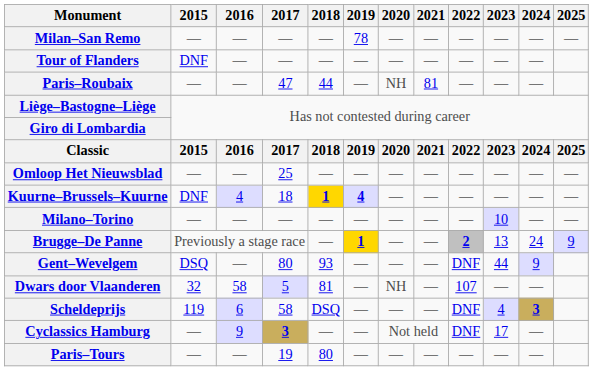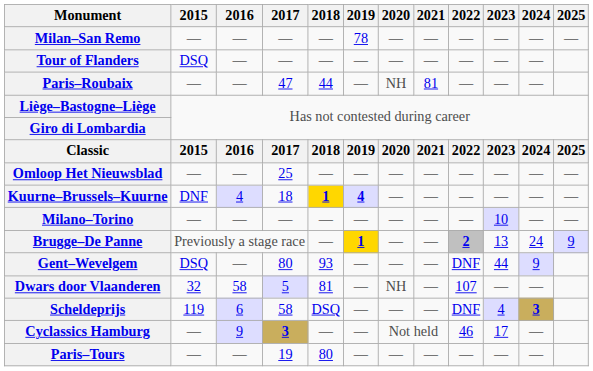(194, 60) DNF -> (194, 60) DSQ
(466, 331) DNF -> (466, 331) 46
